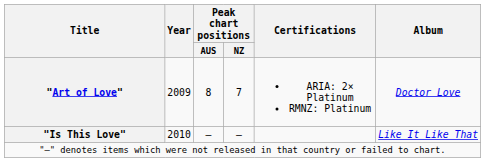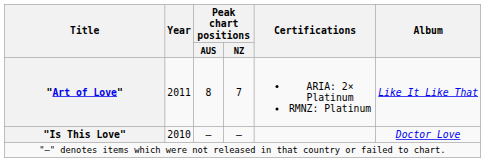(179, 92) 2009 -> (179, 92) 2011
(428, 92) Doctor Love -> (428, 92) Like It Like That
(428, 135) Like It Like That -> (428, 135) Doctor Love
